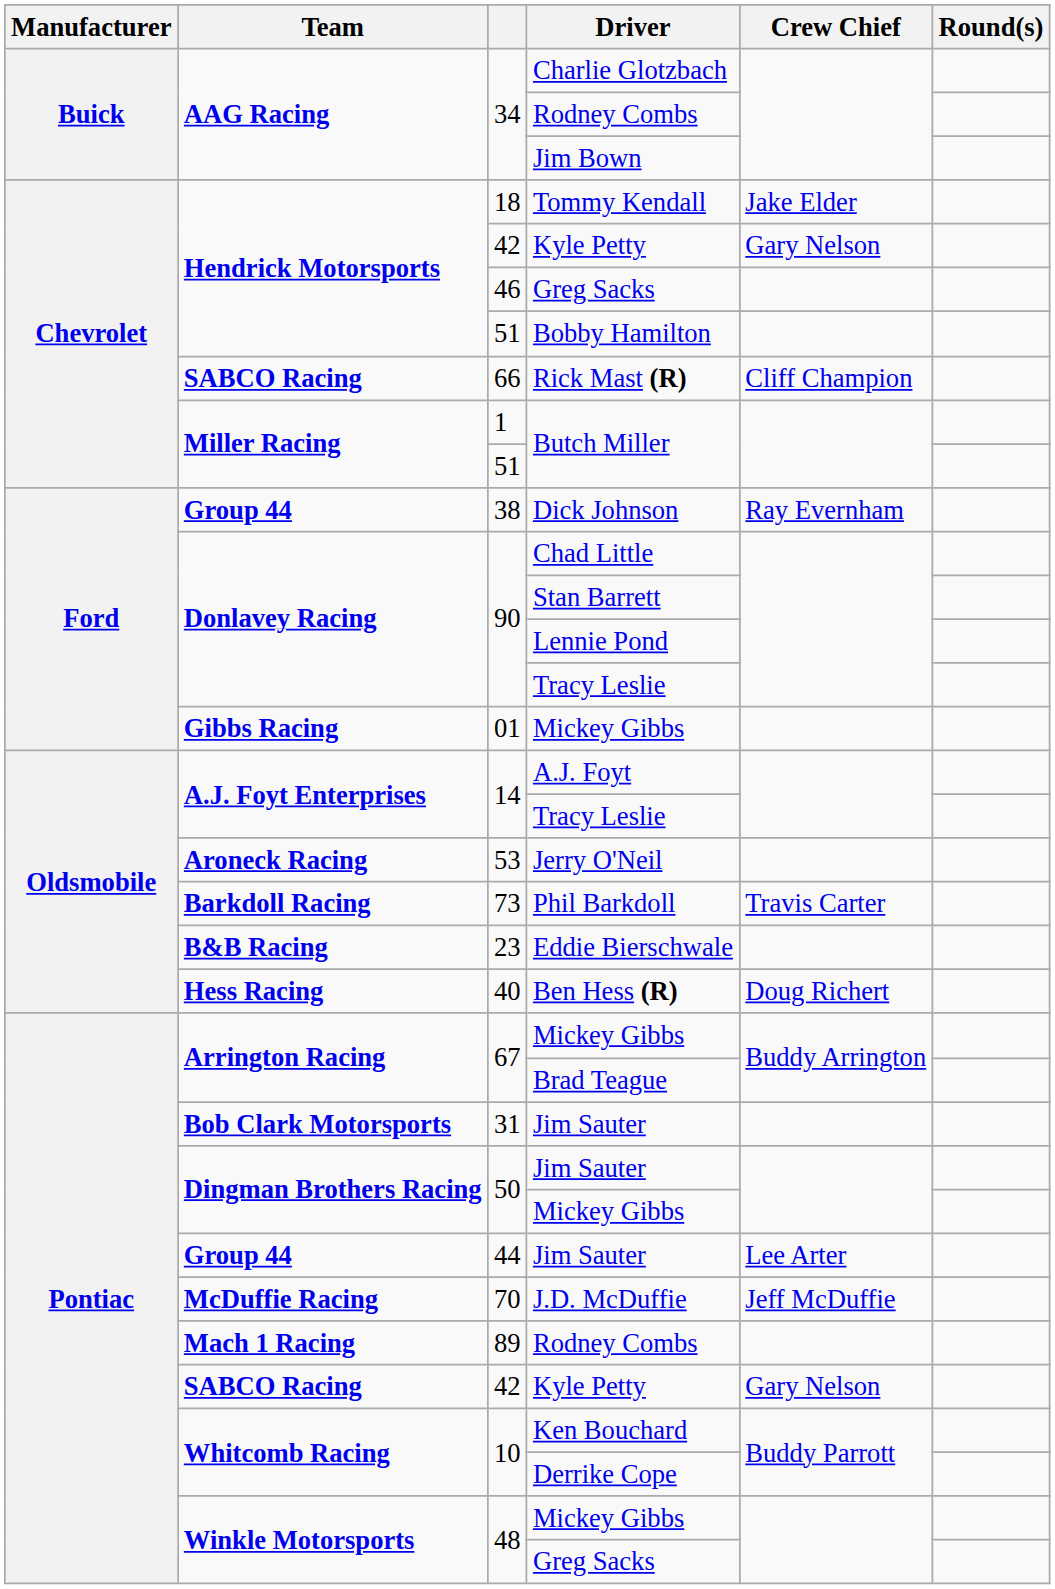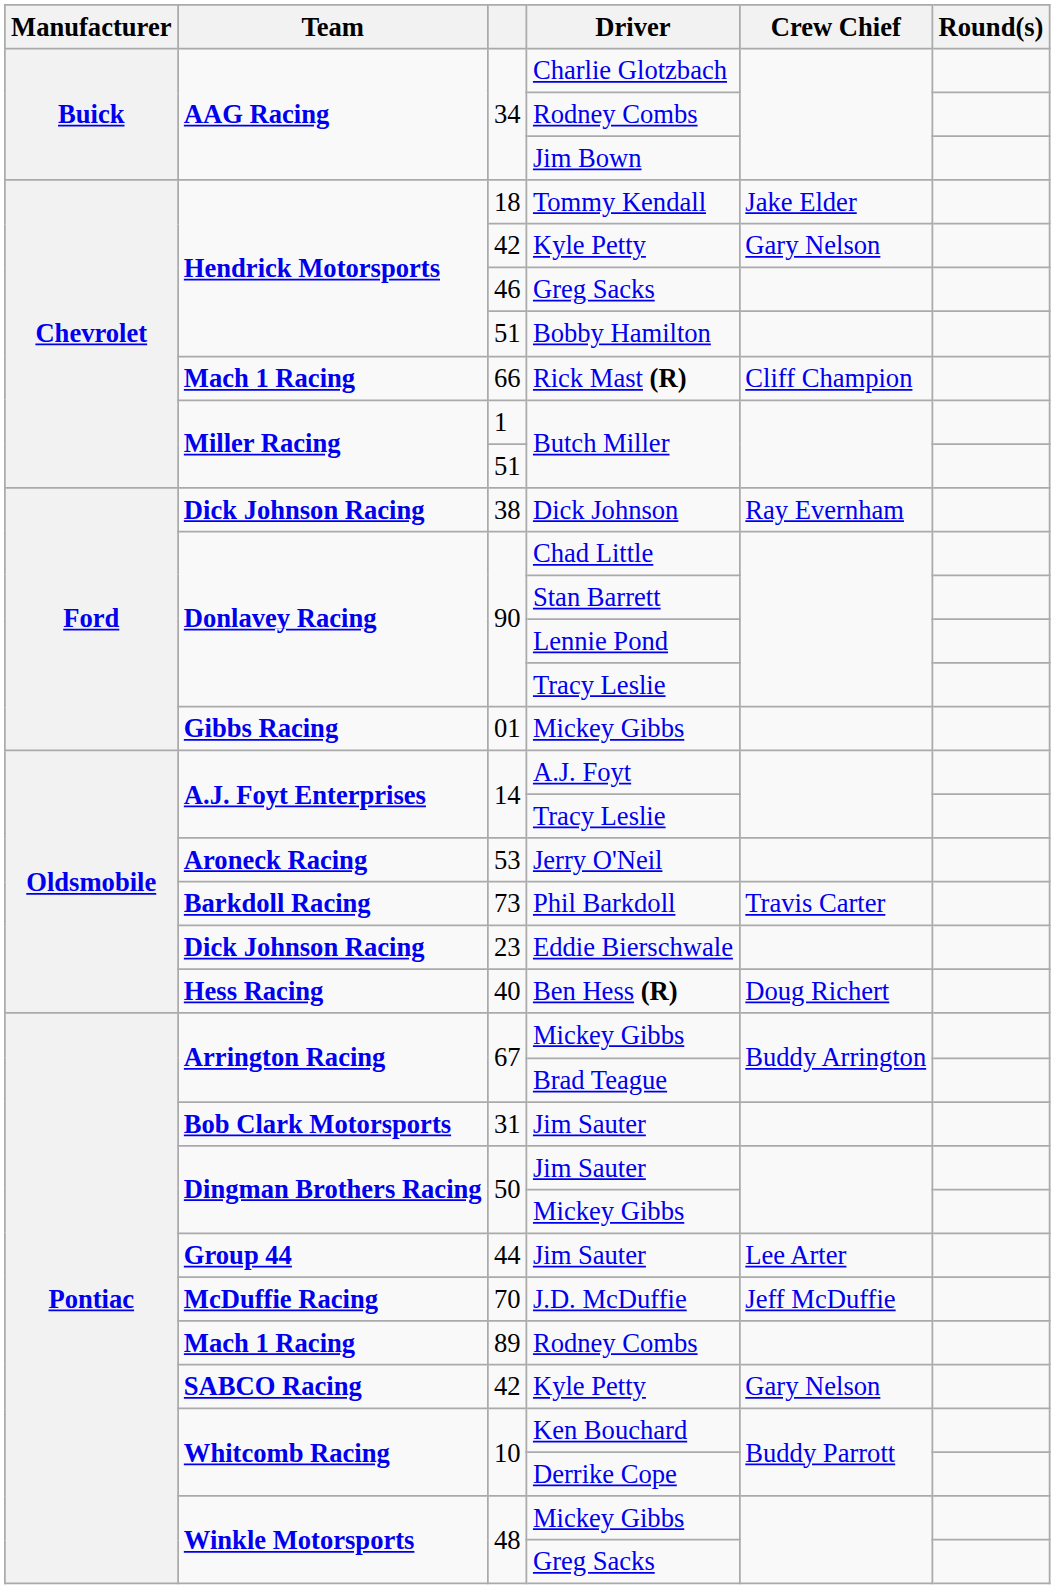(273, 377) SABCO Racing -> (269, 377) Mach 1 Racing
(238, 509) Group 44 -> (304, 509) Dick Johnson Racing
(256, 947) B&B Racing -> (304, 947) Dick Johnson Racing
